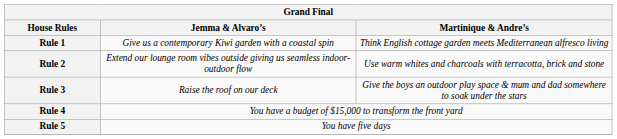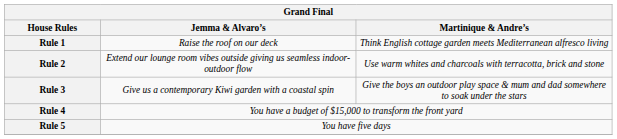(228, 43) Give us a contemporary Kiwi garden with a coastal spin -> (228, 43) Raise the roof on our deck
(228, 90) Raise the roof on our deck -> (228, 90) Give us a contemporary Kiwi garden with a coastal spin
